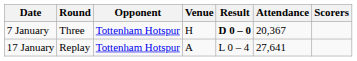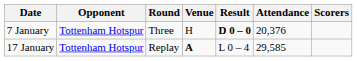columns swapped: (75, 13) <-> (138, 13)
(271, 30) 20,367 -> (271, 30) 20,376
(189, 47) normal -> (189, 47) bold
(271, 47) 27,641 -> (271, 47) 29,585
